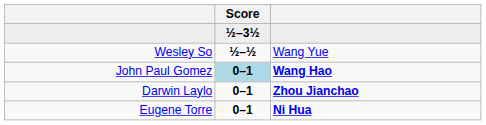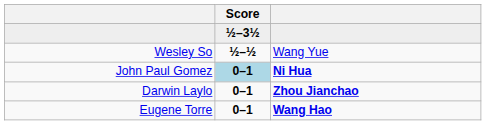(302, 71) Wang Hao -> (292, 71) Ni Hua
(292, 110) Ni Hua -> (302, 110) Wang Hao
